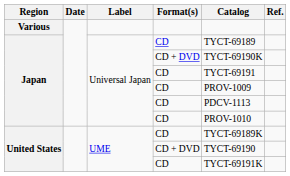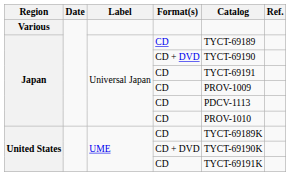(233, 57) TYCT-69190K -> (230, 57) TYCT-69190
(230, 149) TYCT-69190 -> (233, 149) TYCT-69190K
